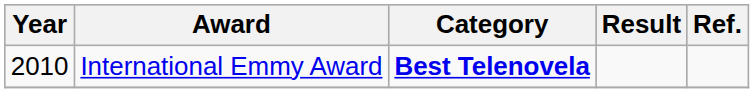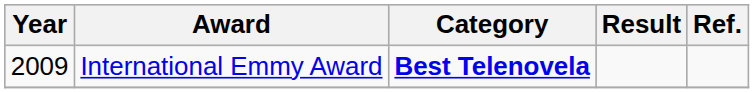(40, 66) 2010 -> (40, 66) 2009
